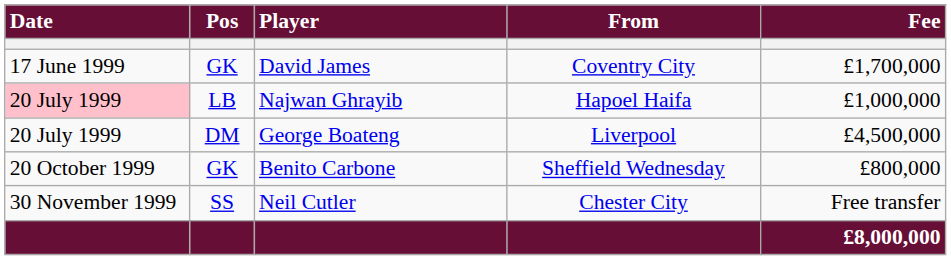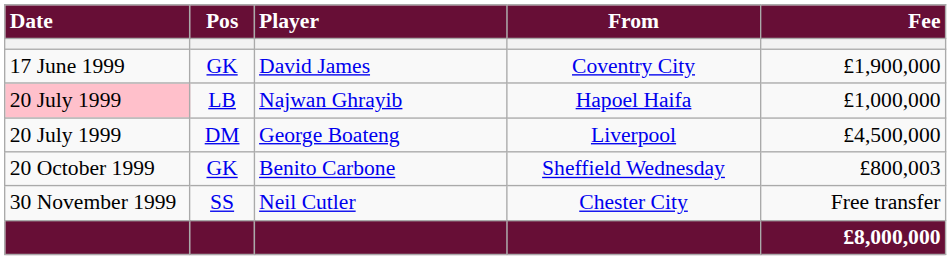(892, 65) £1,700,000 -> (892, 65) £1,900,000
(900, 168) £800,000 -> (900, 168) £800,003
